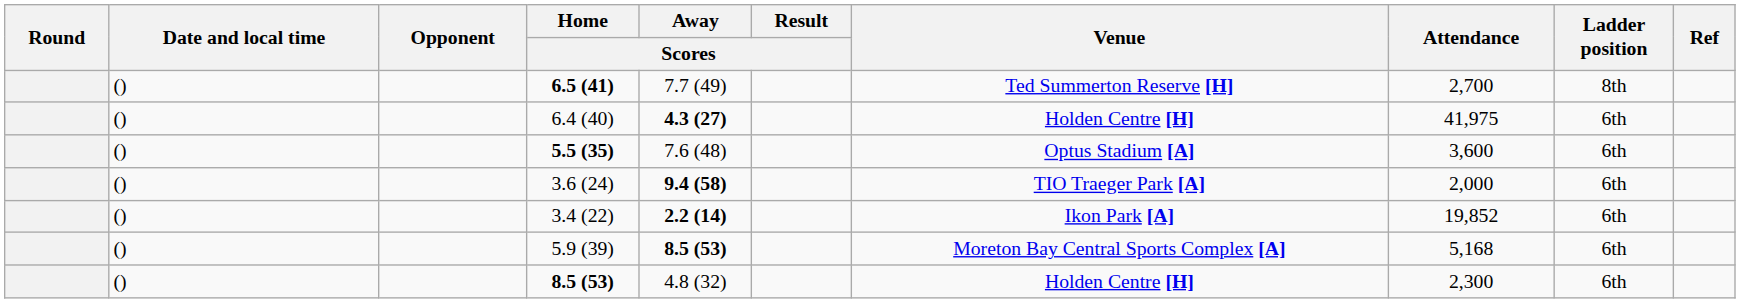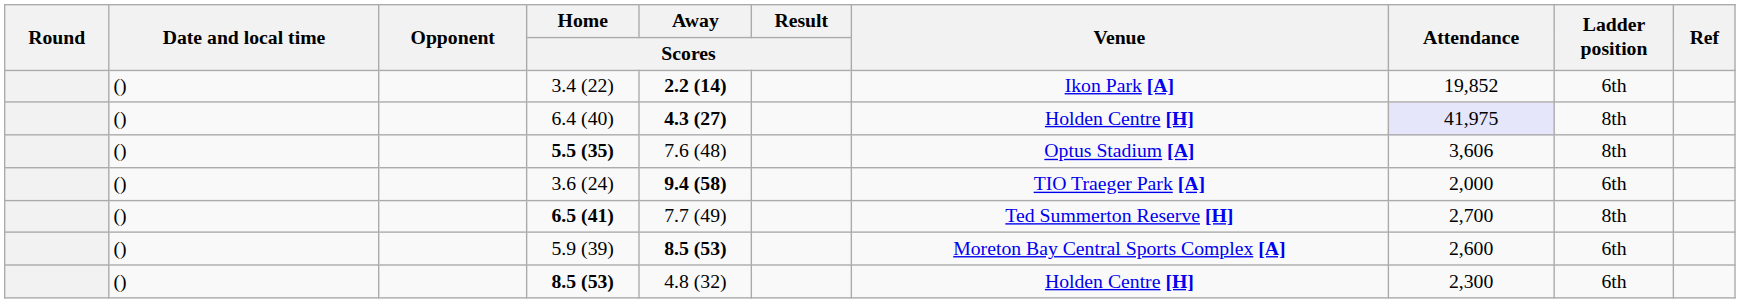rows swapped: (583, 216) <-> (583, 86)
(1471, 118) no background -> (1471, 118) lavender background
(1614, 118) 6th -> (1614, 118) 8th
(1471, 151) 3,600 -> (1471, 151) 3,606
(1614, 151) 6th -> (1614, 151) 8th
(1471, 248) 5,168 -> (1471, 248) 2,600
